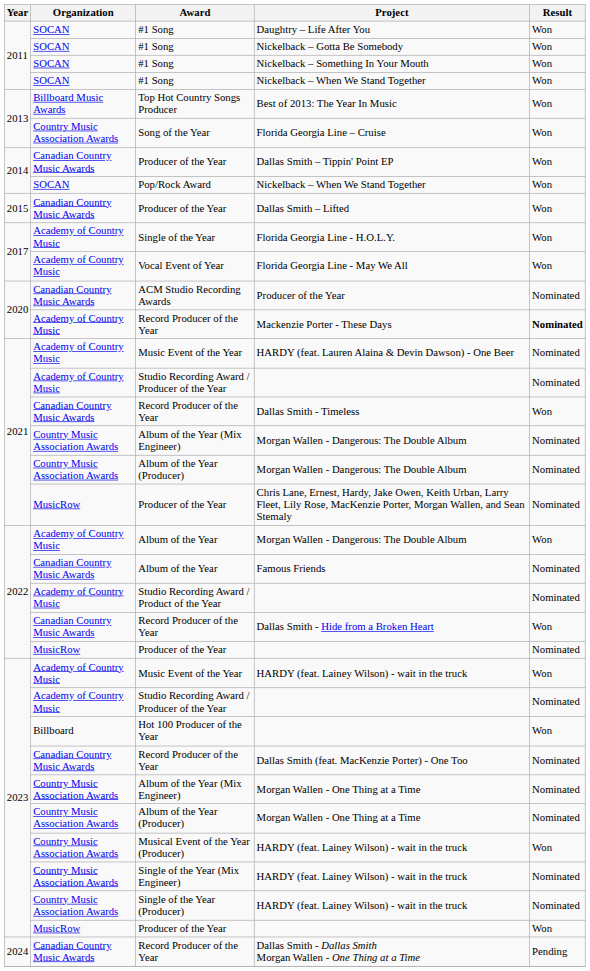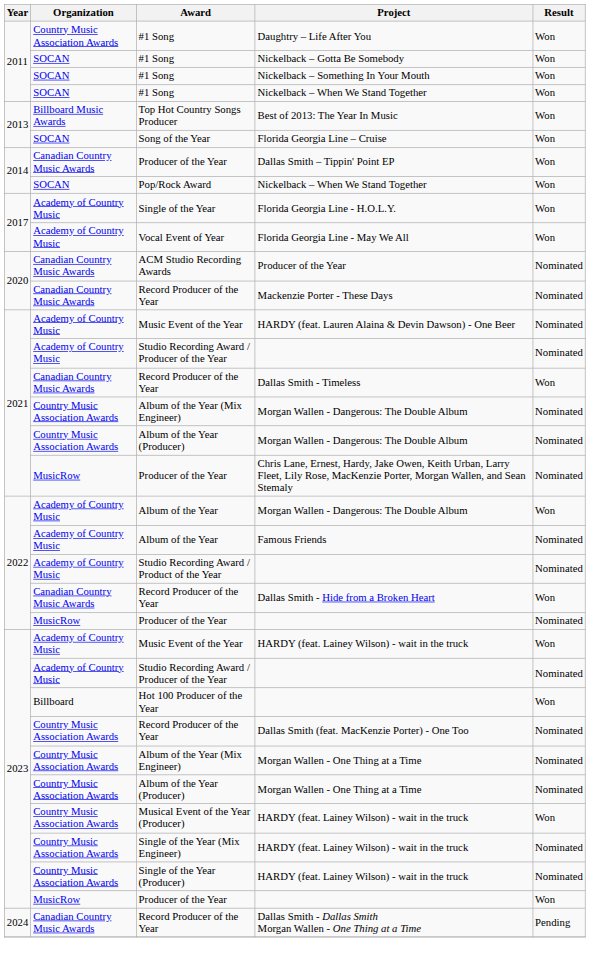(51, 30) SOCAN -> (76, 36) Country Music Association Awards
(76, 133) Country Music Association Awards -> (51, 139) SOCAN
- row: (182, 208)
(78, 324) Academy of Country Music -> (72, 295) Canadian Country Music Awards
(557, 324) bold -> (559, 295) normal
(72, 569) Canadian Country Music Awards -> (78, 539) Academy of Country Music
(72, 760) Canadian Country Music Awards -> (76, 731) Country Music Association Awards
